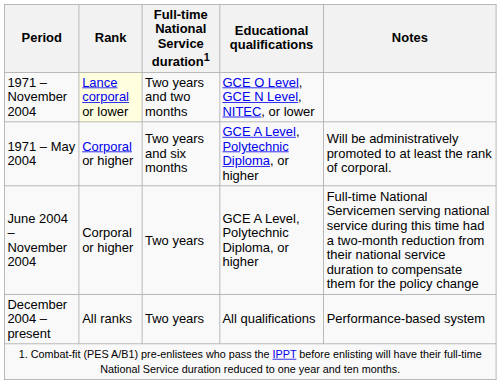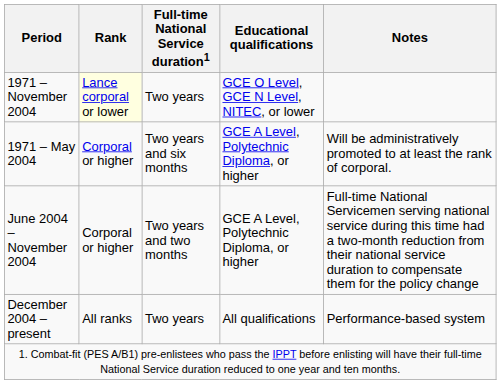(175, 97) Two years and two months -> (175, 97) Two years
(175, 240) Two years -> (175, 240) Two years and two months
